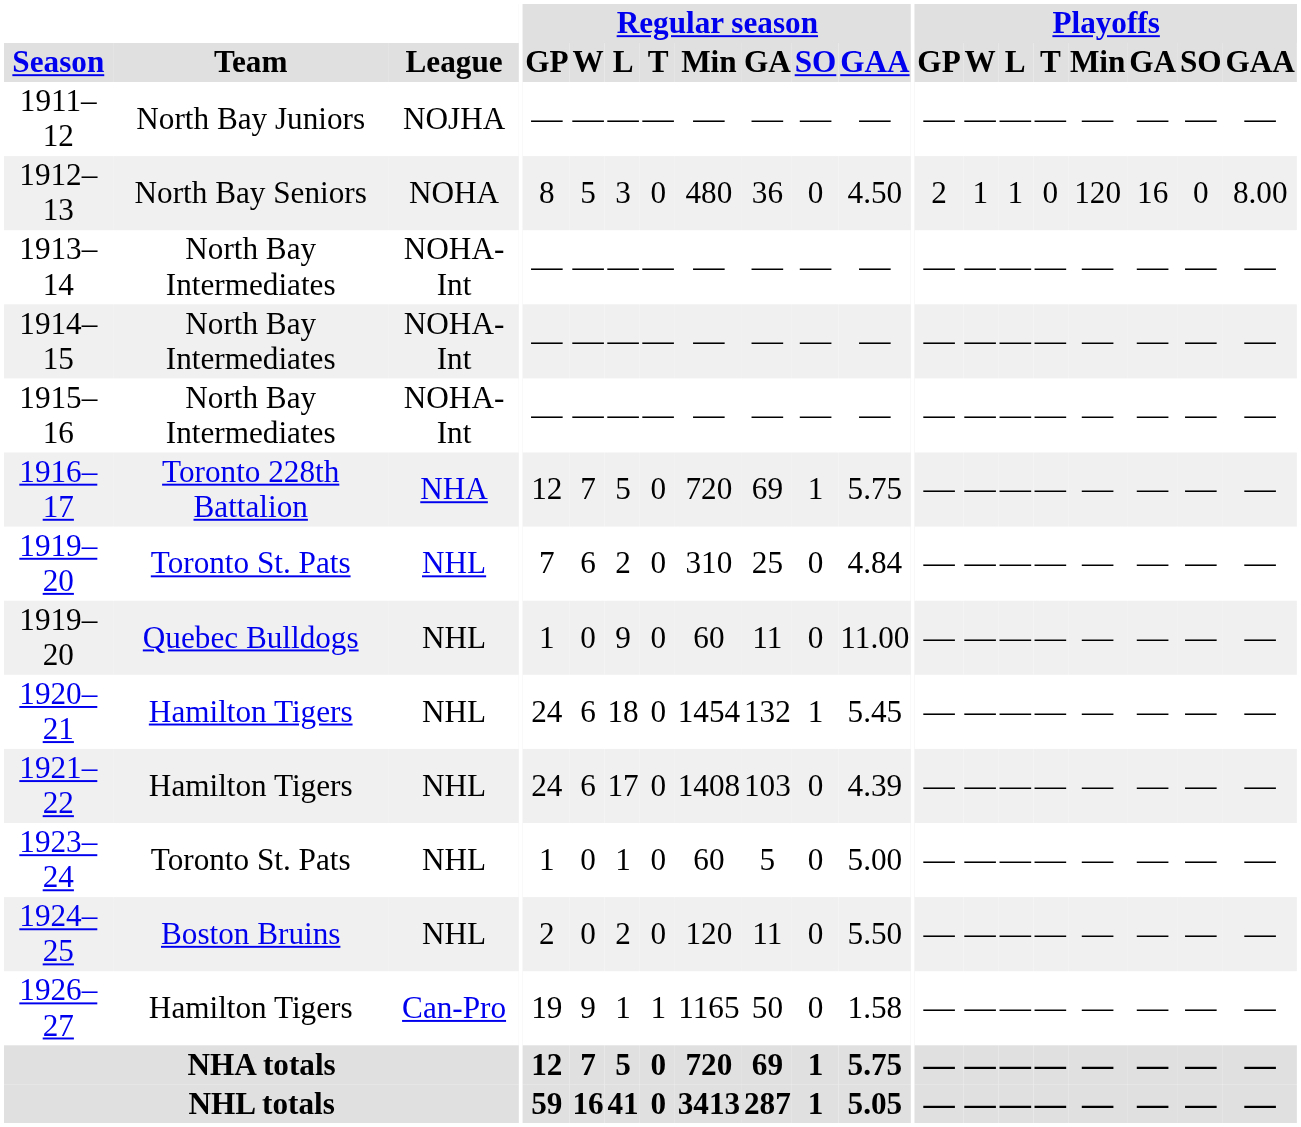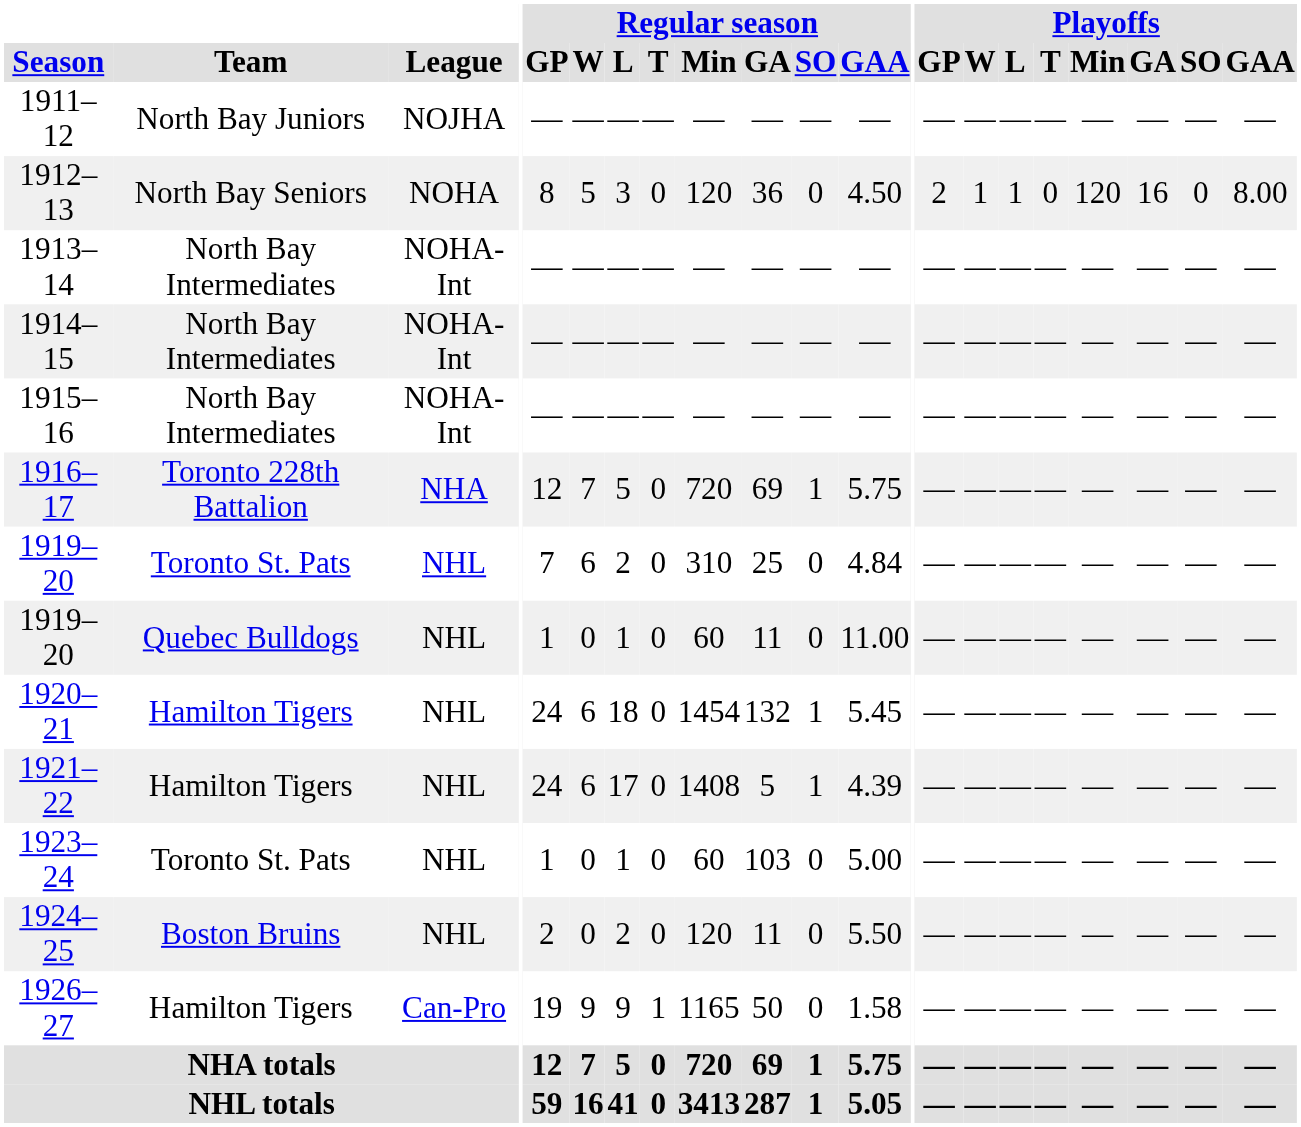(709, 192) 480 -> (709, 192) 120
(623, 637) 9 -> (623, 637) 1
(767, 785) 103 -> (767, 785) 5
(816, 785) 0 -> (816, 785) 1
(767, 859) 5 -> (767, 859) 103
(623, 1007) 1 -> (623, 1007) 9
